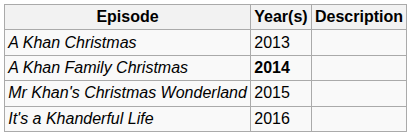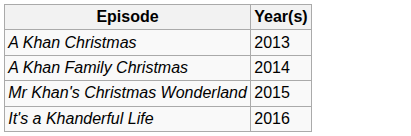- column: (359, 17)
(272, 67) bold -> (272, 67) normal
